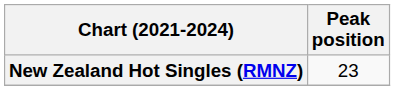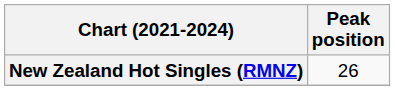(348, 70) 23 -> (348, 70) 26
